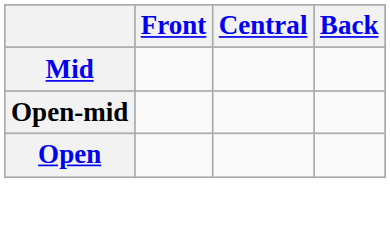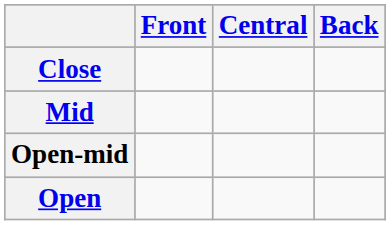+ row: (70, 68)
